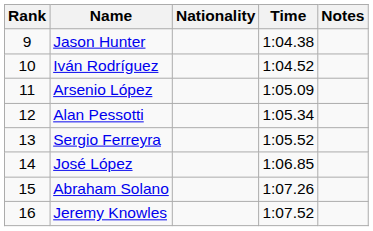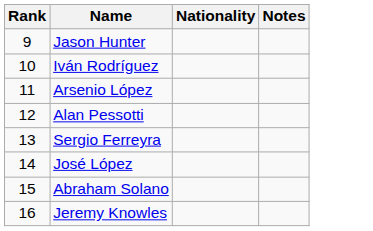- column: (288, 16)
